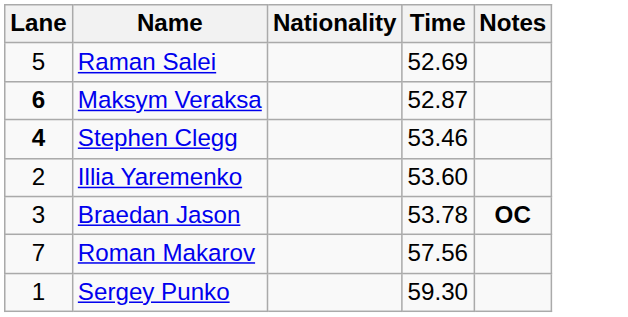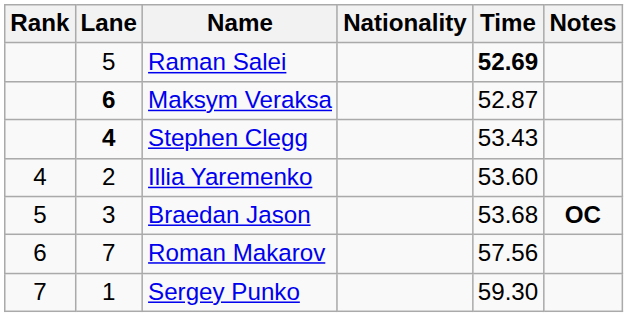+ column: (40, 23)
(438, 61) normal -> (508, 61) bold
(438, 138) 53.46 -> (508, 138) 53.43
(438, 215) 53.78 -> (508, 215) 53.68
